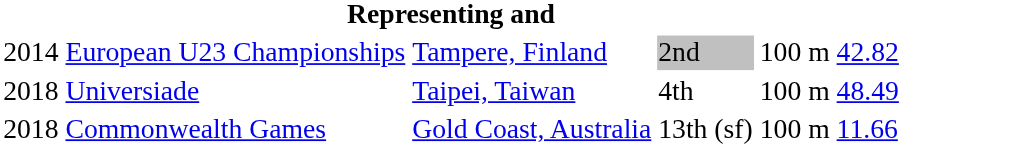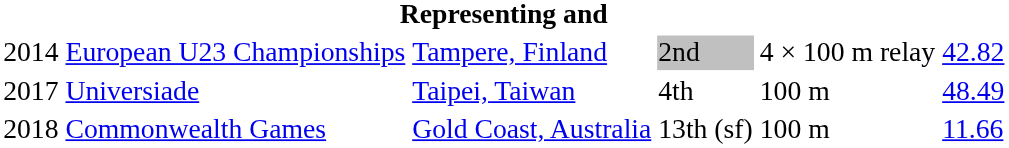(795, 52) 100 m -> (847, 52) 4 × 100 m relay
(31, 90) 2018 -> (31, 90) 2017
